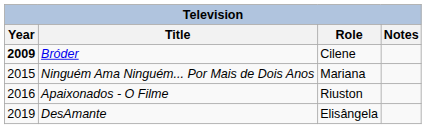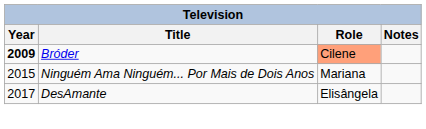(338, 54) no background -> (338, 54) lightsalmon background
- row: (105, 94)
(21, 114) 2019 -> (21, 94) 2017
